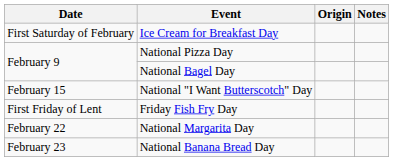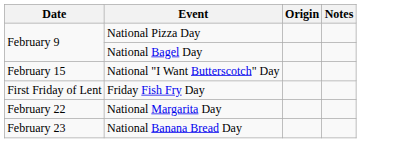- row: (209, 33)
